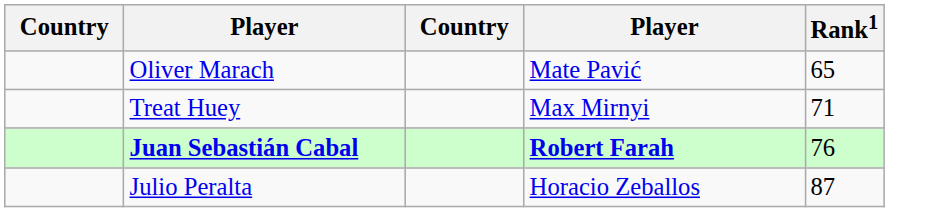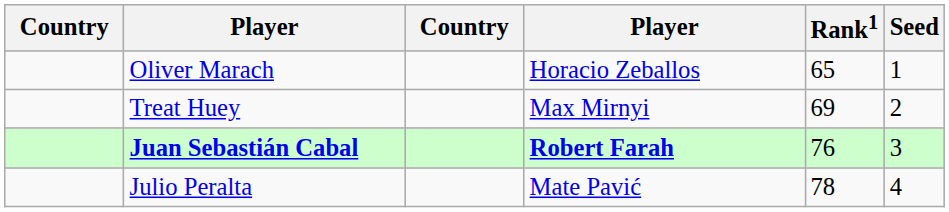+ column: (914, 27)
(585, 69) Mate Pavić -> (615, 69) Horacio Zeballos
(823, 108) 71 -> (823, 108) 69
(615, 187) Horacio Zeballos -> (585, 187) Mate Pavić
(823, 187) 87 -> (823, 187) 78
